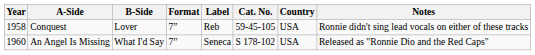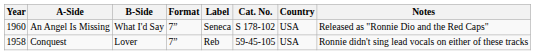rows swapped: (48, 27) <-> (70, 42)
